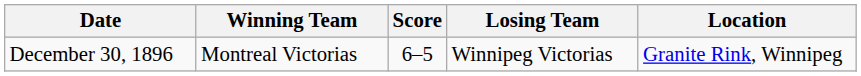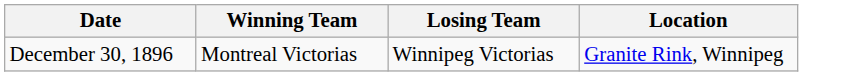- column: (417, 20)
